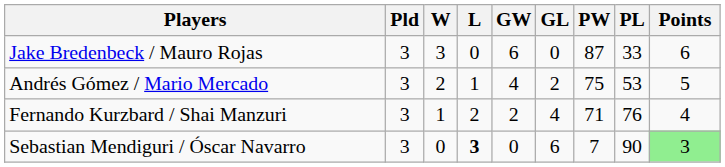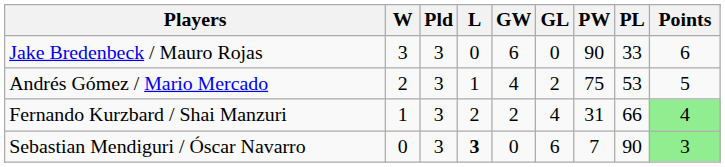columns swapped: (405, 20) <-> (441, 20)
(594, 51) 87 -> (594, 51) 90
(594, 114) 71 -> (594, 114) 31
(632, 114) 76 -> (632, 114) 66
(685, 114) no background -> (685, 114) lightgreen background
